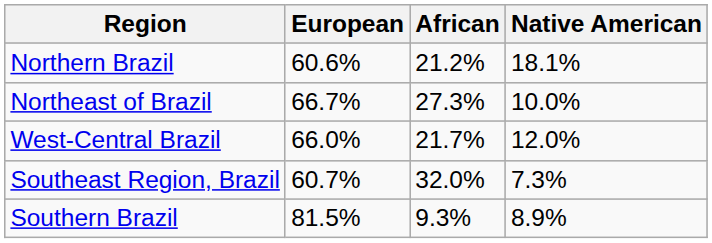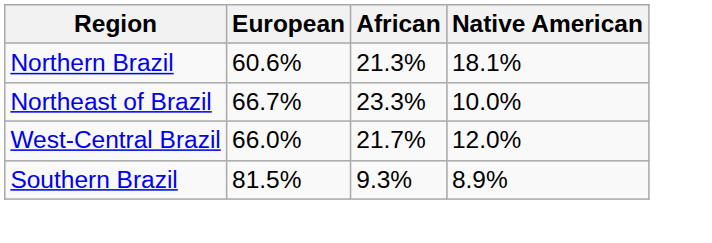(450, 62) 21.2% -> (391, 62) 21.3%
(450, 101) 27.3% -> (391, 101) 23.3%
- row: (145, 179)
